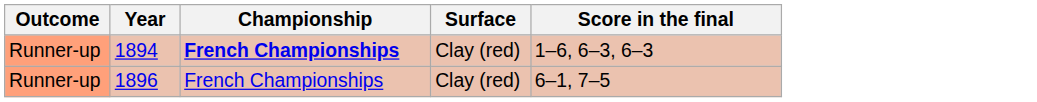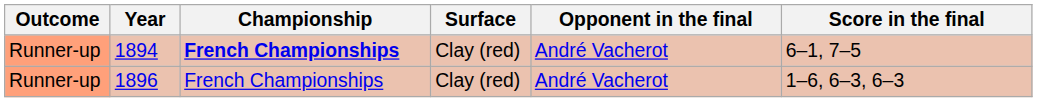+ column: (656, 19)
(594, 50) 1–6, 6–3, 6–3 -> (823, 50) 6–1, 7–5
(572, 81) 6–1, 7–5 -> (845, 81) 1–6, 6–3, 6–3
